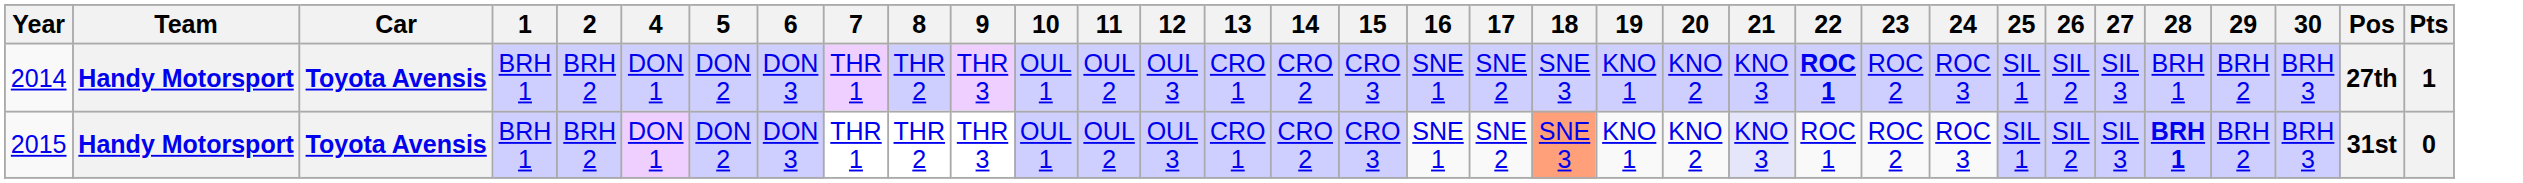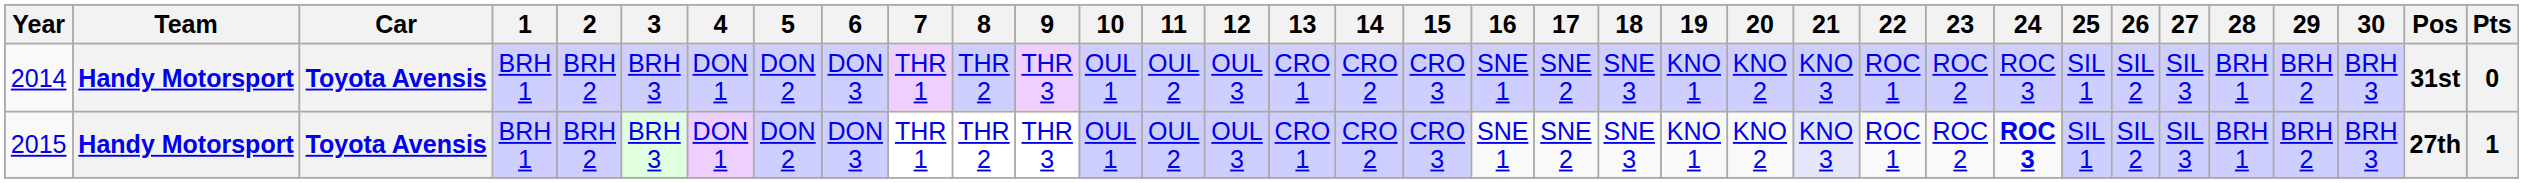+ column: (654, 24)
(1828, 77) bold -> (1893, 77) normal
(2372, 77) 27th -> (2435, 77) 31st
(2429, 77) 1 -> (2492, 77) 0
(1565, 145) lightsalmon background -> (1629, 145) no background
(1963, 145) normal -> (2028, 145) bold
(2178, 145) bold -> (2242, 145) normal
(2372, 145) 31st -> (2435, 145) 27th
(2429, 145) 0 -> (2492, 145) 1
